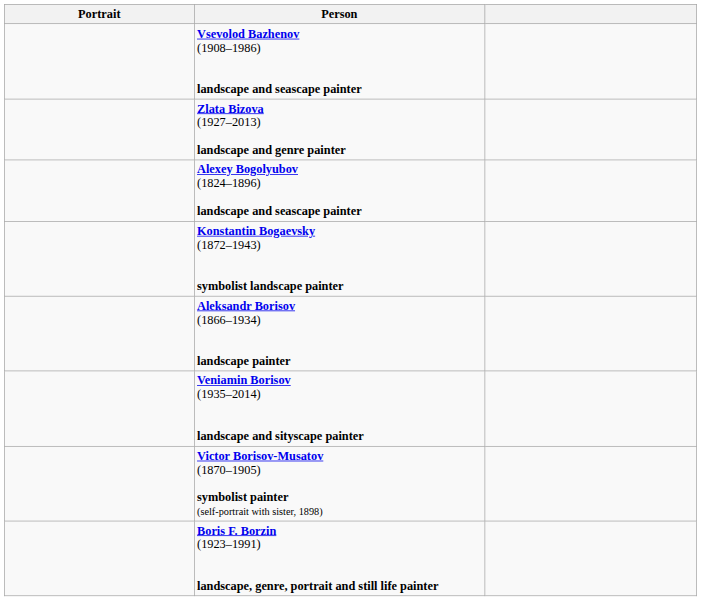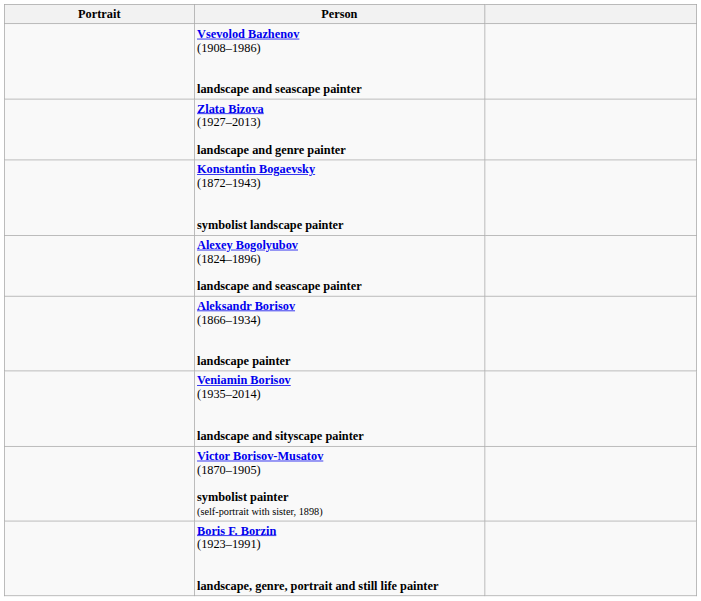rows swapped: (270, 258) <-> (279, 190)
